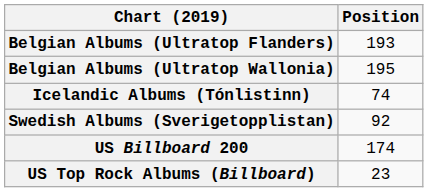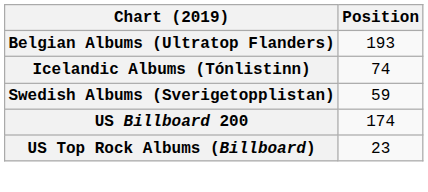- row: (172, 70)
(381, 122) 92 -> (381, 96) 59
